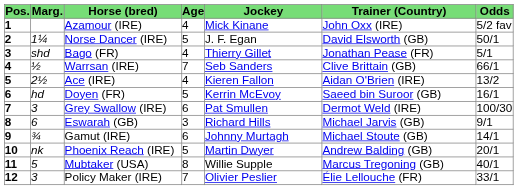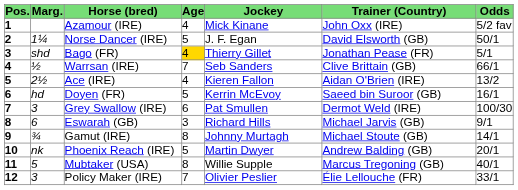(185, 53) no background -> (185, 53) gold background
(185, 136) 6 -> (185, 136) 8
